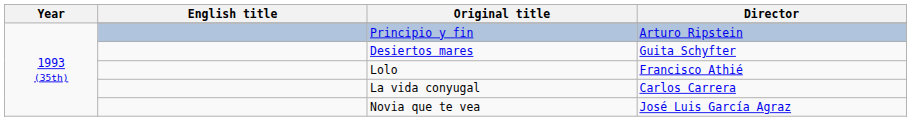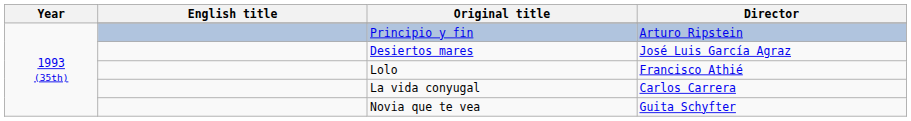(688, 51) Guita Schyfter -> (715, 51) José Luis García Agraz
(715, 107) José Luis García Agraz -> (688, 107) Guita Schyfter
